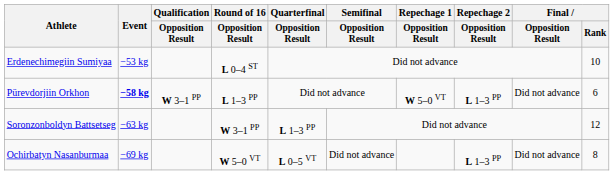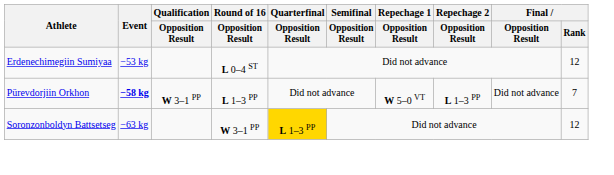(595, 63) 10 -> (575, 63) 12
(595, 93) 6 -> (575, 93) 7
(297, 130) no background -> (297, 130) gold background
- row: (58, 155)
